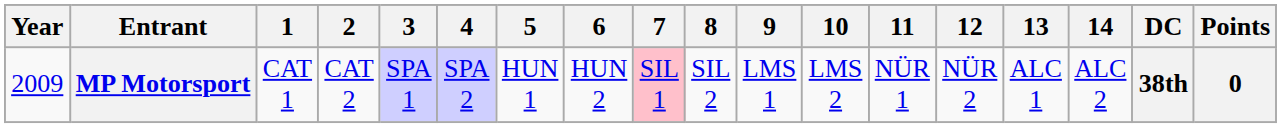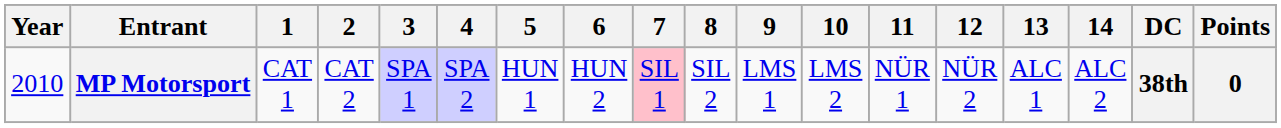(37, 84) 2009 -> (37, 84) 2010
